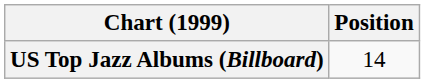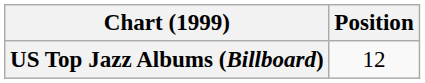(374, 59) 14 -> (374, 59) 12
